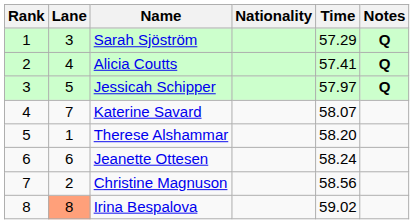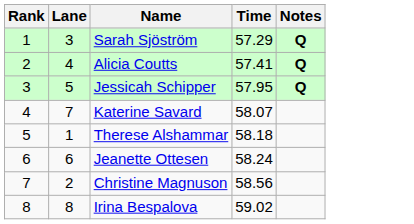- column: (274, 16)
(338, 87) 57.97 -> (254, 87) 57.95
(338, 135) 58.20 -> (254, 135) 58.18
(69, 207) lightsalmon background -> (69, 207) no background
